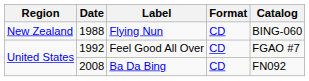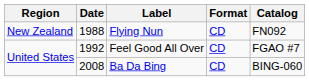(277, 31) BING-060 -> (269, 31) FN092
(269, 66) FN092 -> (277, 66) BING-060
